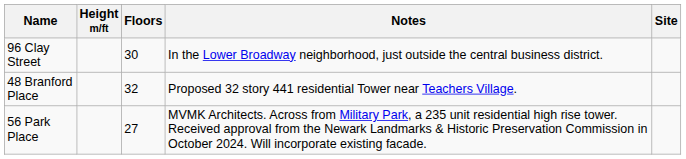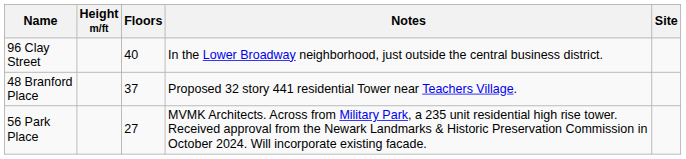(131, 55) 30 -> (131, 55) 40
(131, 89) 32 -> (131, 89) 37
